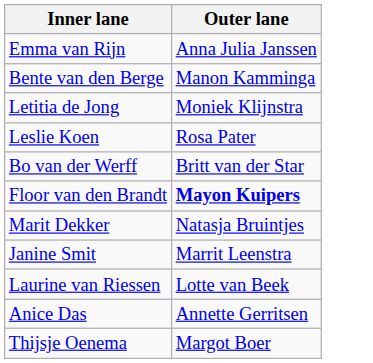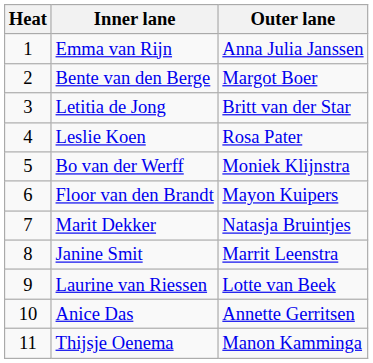+ column: (28, 19)
(246, 78) Manon Kamminga -> (270, 78) Margot Boer
(239, 107) Moniek Klijnstra -> (287, 107) Britt van der Star
(240, 166) Britt van der Star -> (286, 166) Moniek Klijnstra
(238, 195) bold -> (280, 195) normal
(223, 343) Margot Boer -> (292, 343) Manon Kamminga
